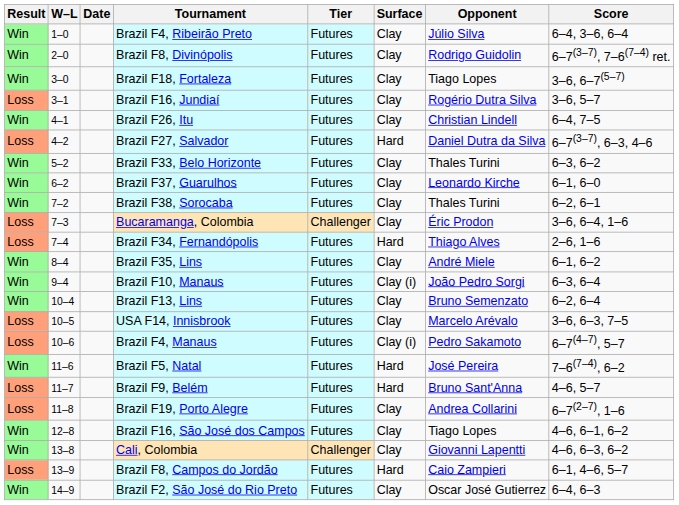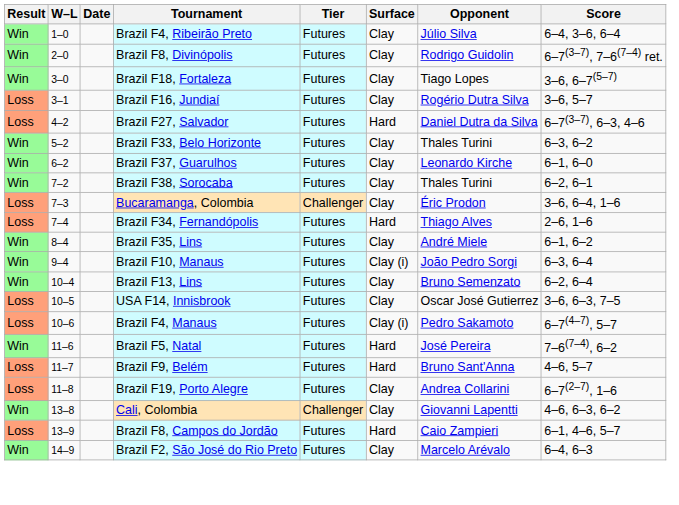- row: (155, 120)
(473, 321) Marcelo Arévalo -> (479, 301) Oscar José Gutierrez
- row: (210, 430)
(487, 489) Oscar José Gutierrez -> (465, 450) Marcelo Arévalo
